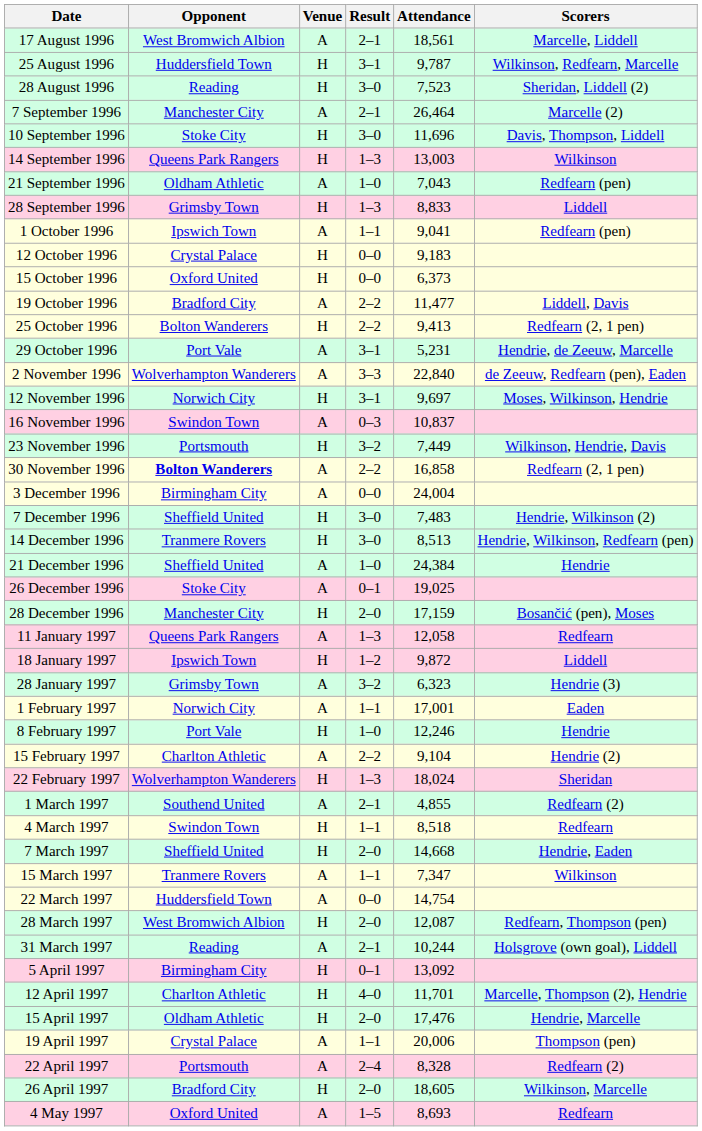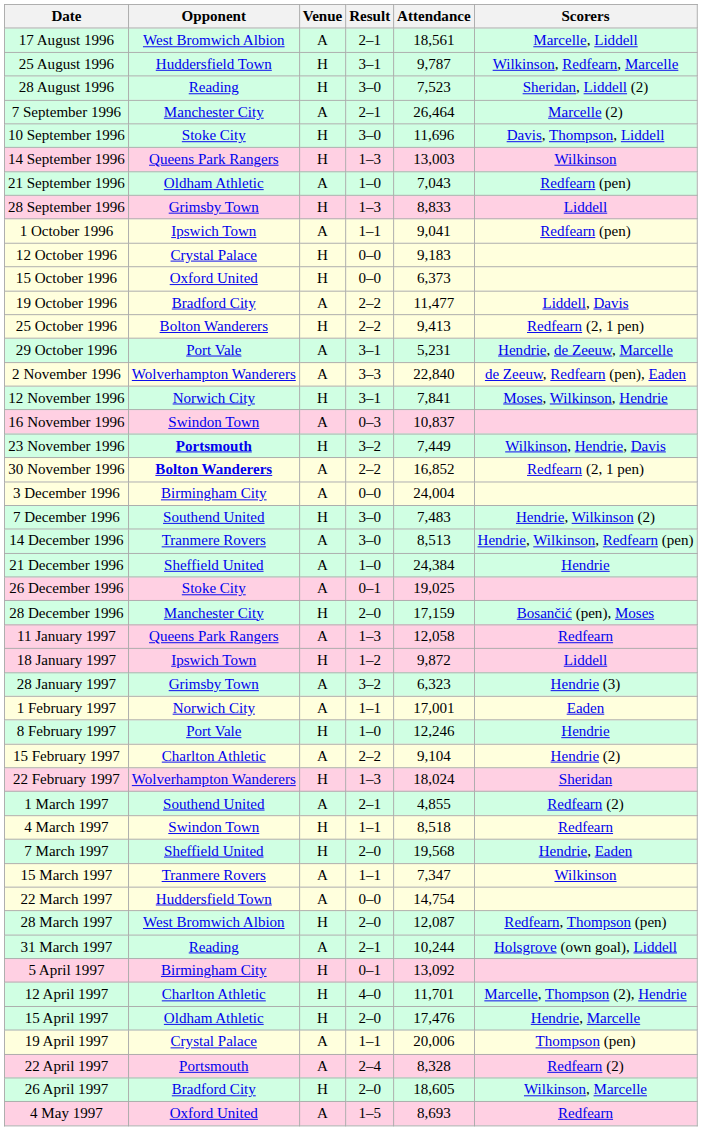(434, 398) 9,697 -> (434, 398) 7,841
(214, 445) normal -> (214, 445) bold
(434, 469) 16,858 -> (434, 469) 16,852
(214, 517) Sheffield United -> (214, 517) Southend United
(322, 541) H -> (322, 541) A
(434, 851) 14,668 -> (434, 851) 19,568
